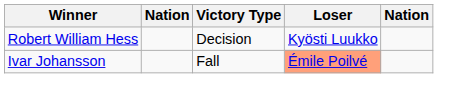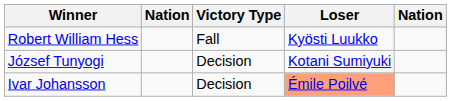(224, 38) Decision -> (208, 38) Fall
+ row: (56, 61)
(208, 61) Fall -> (224, 84) Decision
